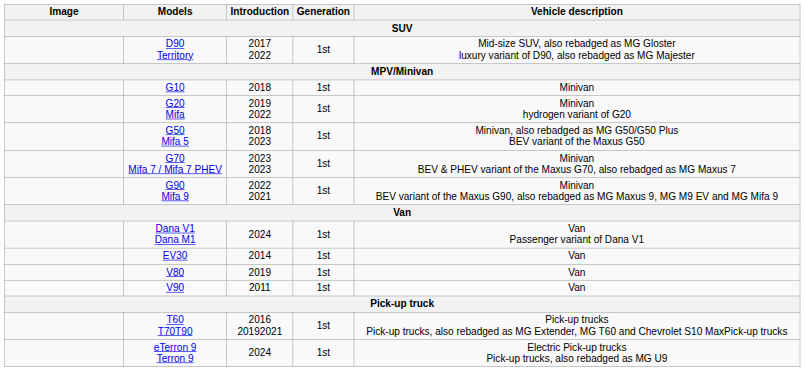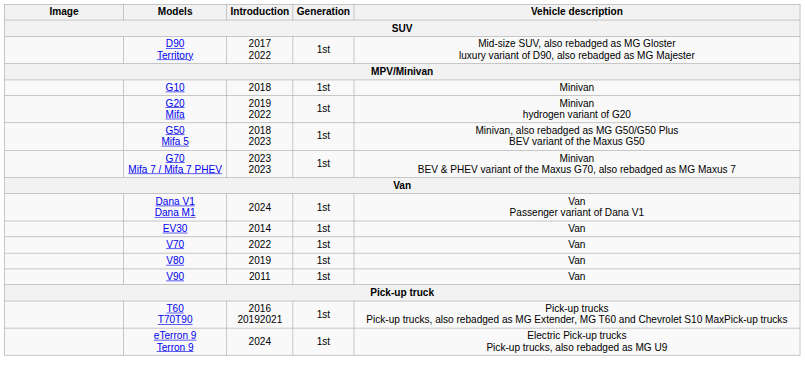- row: (175, 191)
+ row: (175, 245)
